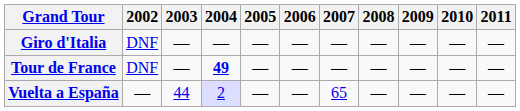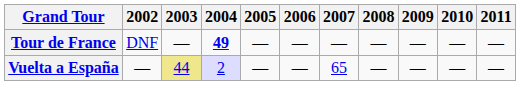- row: (63, 42)
(182, 93) no background -> (182, 67) khaki background
